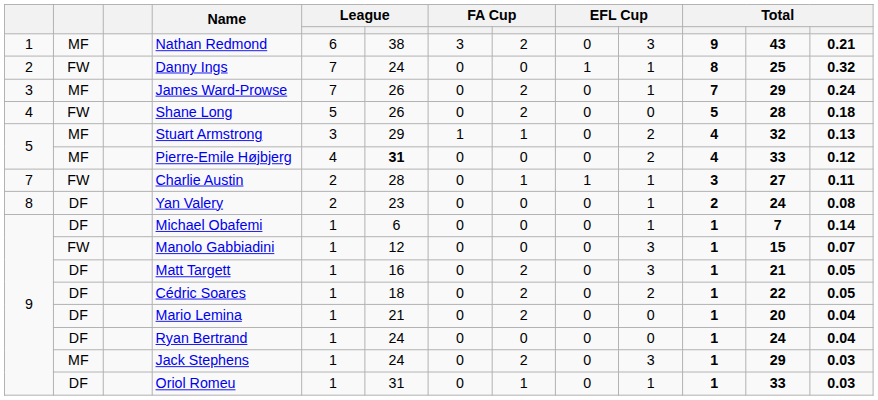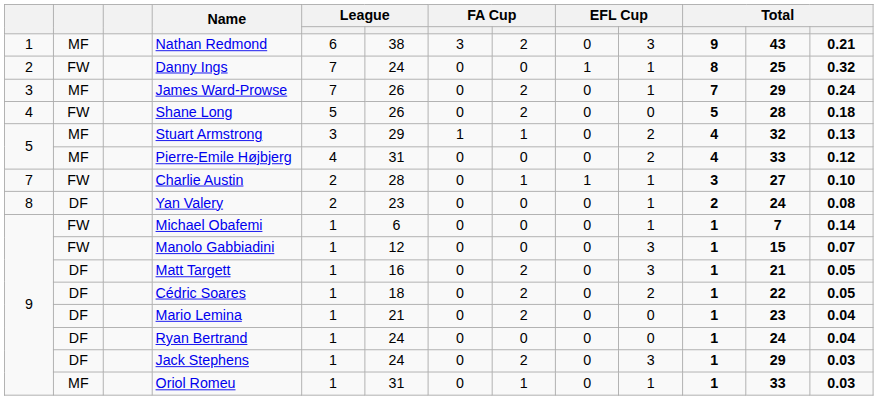(397, 157) bold -> (397, 157) normal
(841, 180) 0.11 -> (841, 180) 0.10
(78, 225) DF -> (78, 225) FW
(778, 315) 20 -> (778, 315) 23
(78, 361) MF -> (78, 361) DF
(78, 383) DF -> (78, 383) MF
